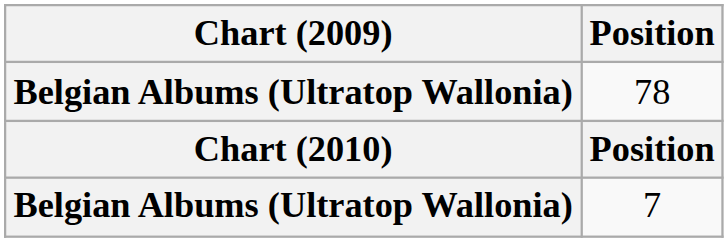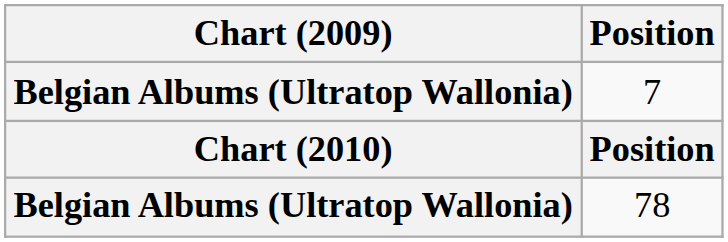rows swapped: (652, 90) <-> (652, 206)
